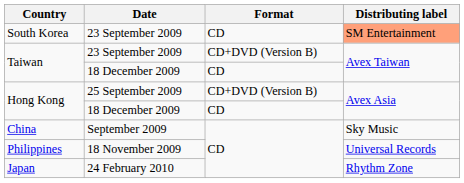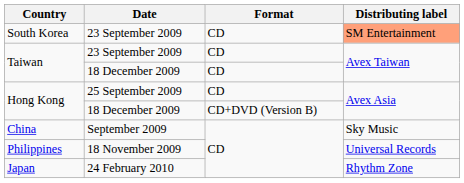(262, 52) CD+DVD (Version B) -> (216, 52) CD
(262, 91) CD+DVD (Version B) -> (216, 91) CD
(216, 110) CD -> (262, 110) CD+DVD (Version B)
